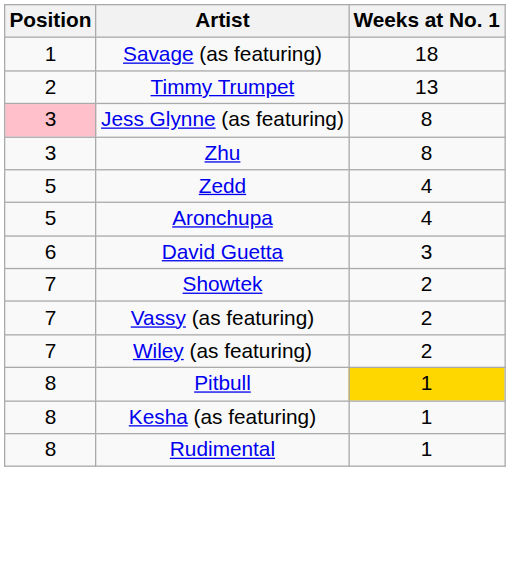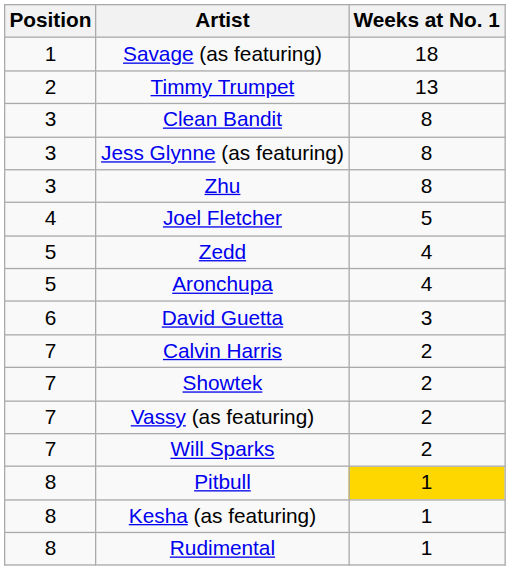+ row: (222, 119)
(50, 119) pink background -> (50, 152) no background
+ row: (222, 218)
+ row: (222, 350)
- row: (222, 350)
+ row: (222, 449)
